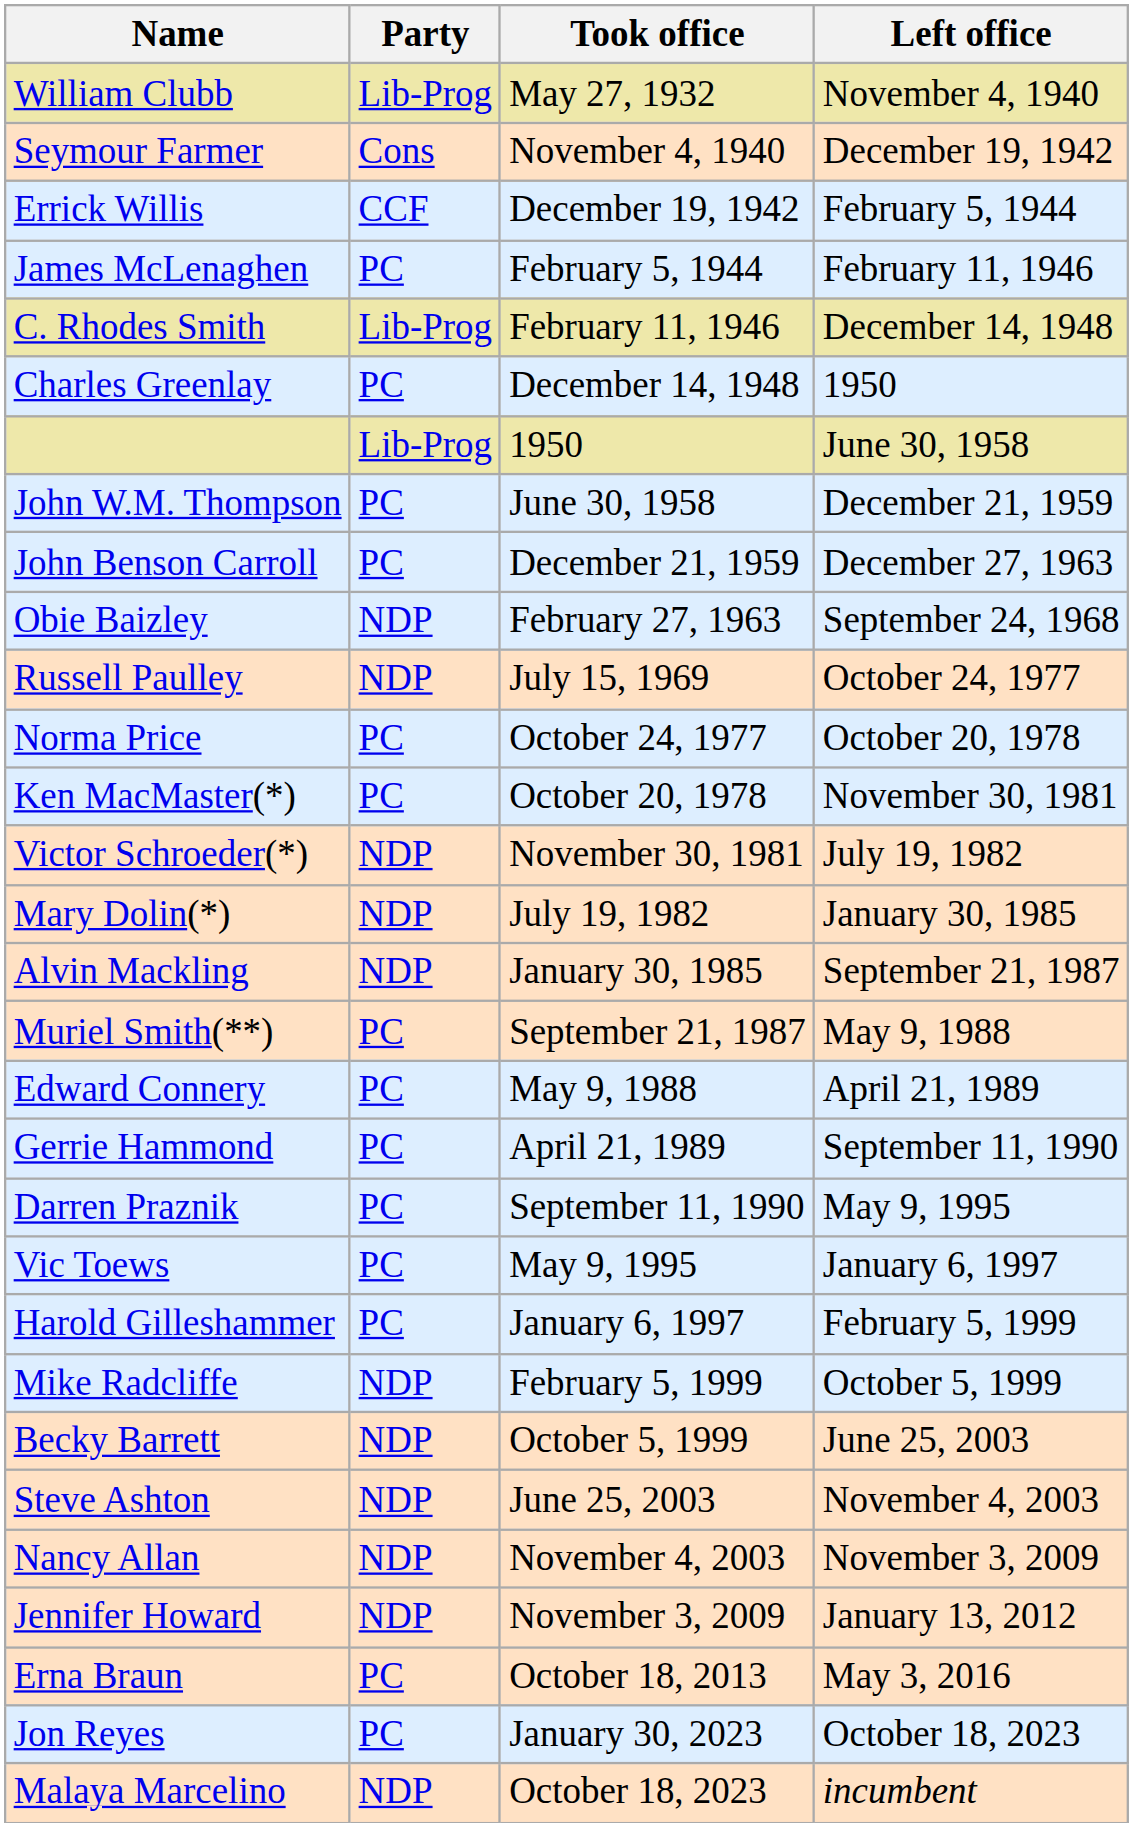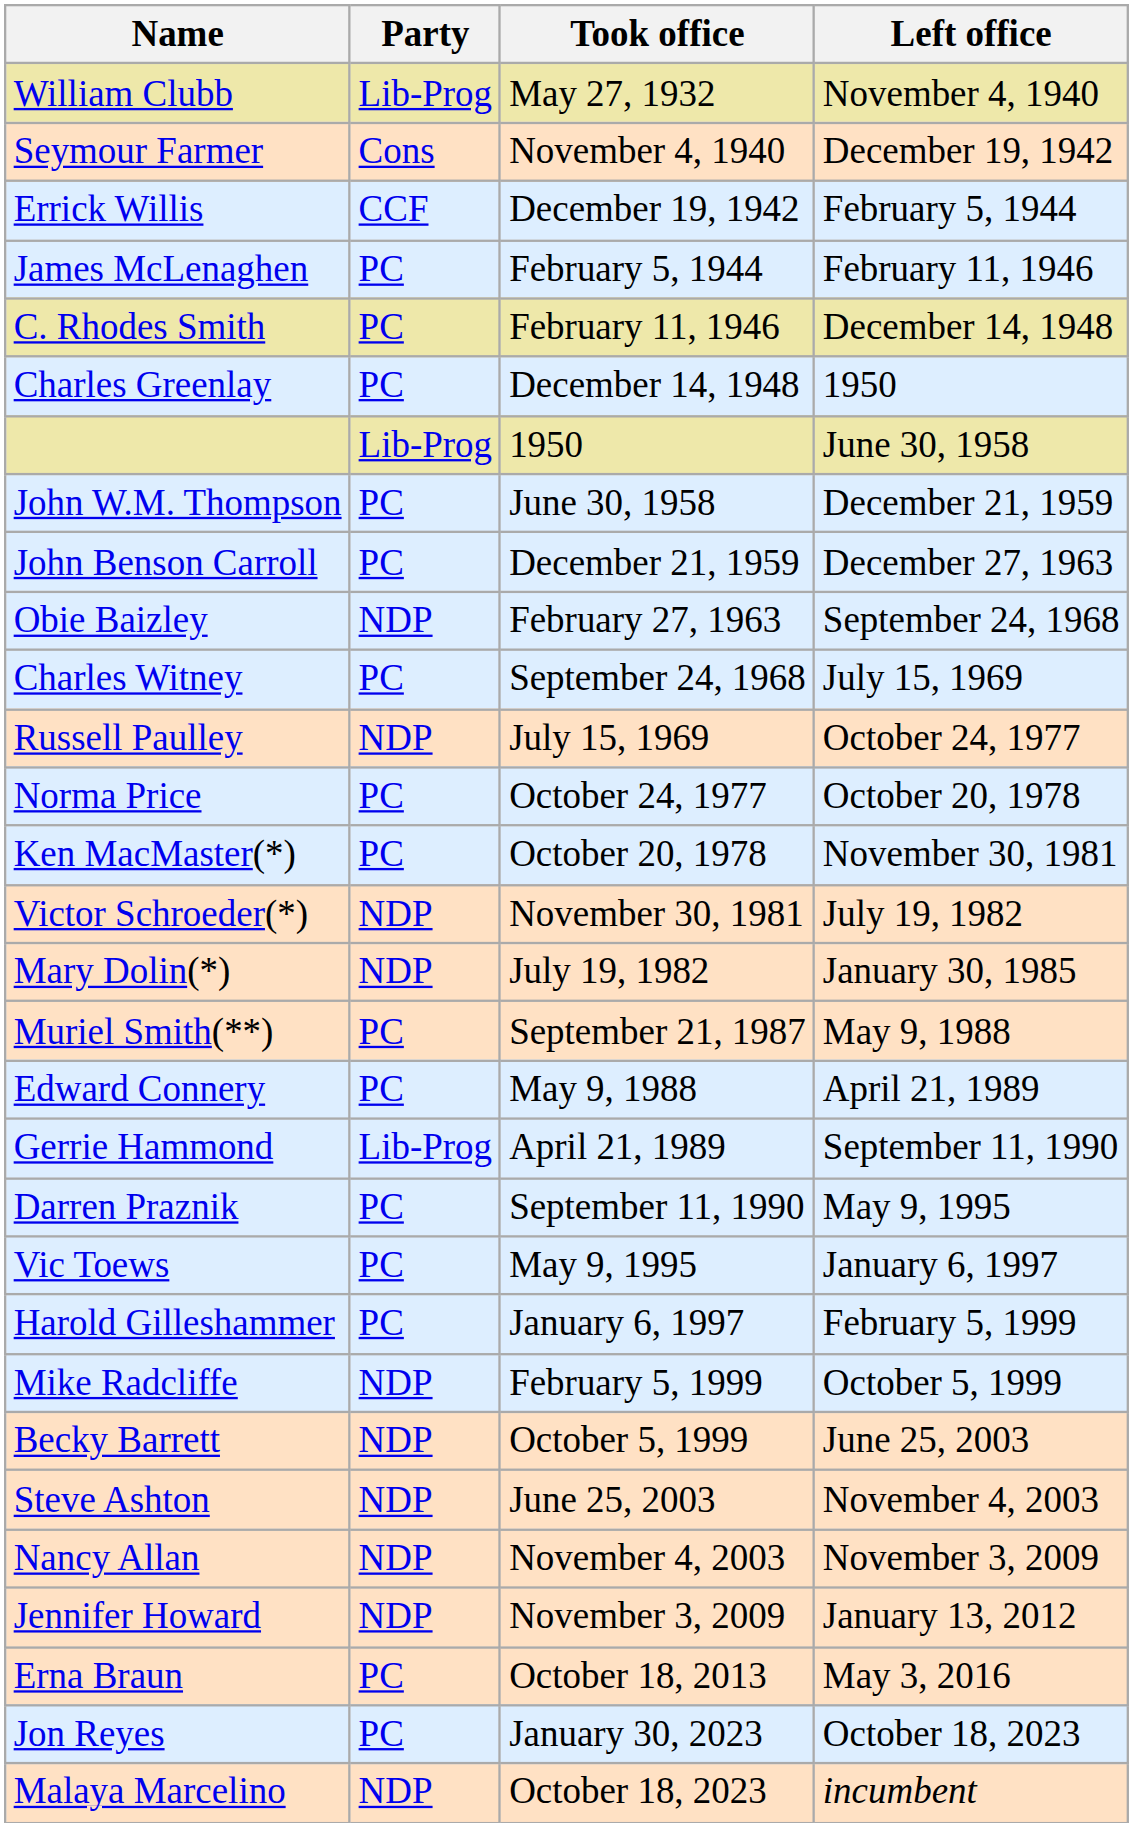(425, 326) Lib-Prog -> (381, 326) PC
+ row: (128, 678)
- row: (131, 971)
(381, 1147) PC -> (425, 1147) Lib-Prog
